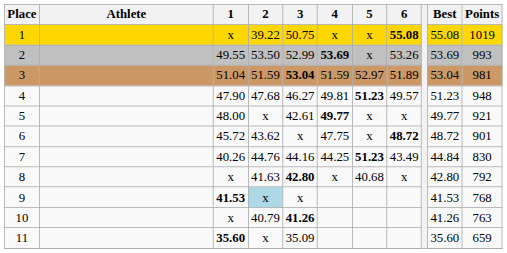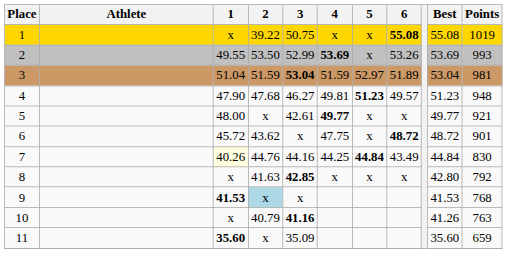(231, 156) no background -> (231, 156) lightyellow background
(369, 156) 51.23 -> (369, 156) 44.84
(300, 177) 42.80 -> (300, 177) 42.85
(369, 177) 40.68 -> (369, 177) x
(300, 217) 41.26 -> (300, 217) 41.16
